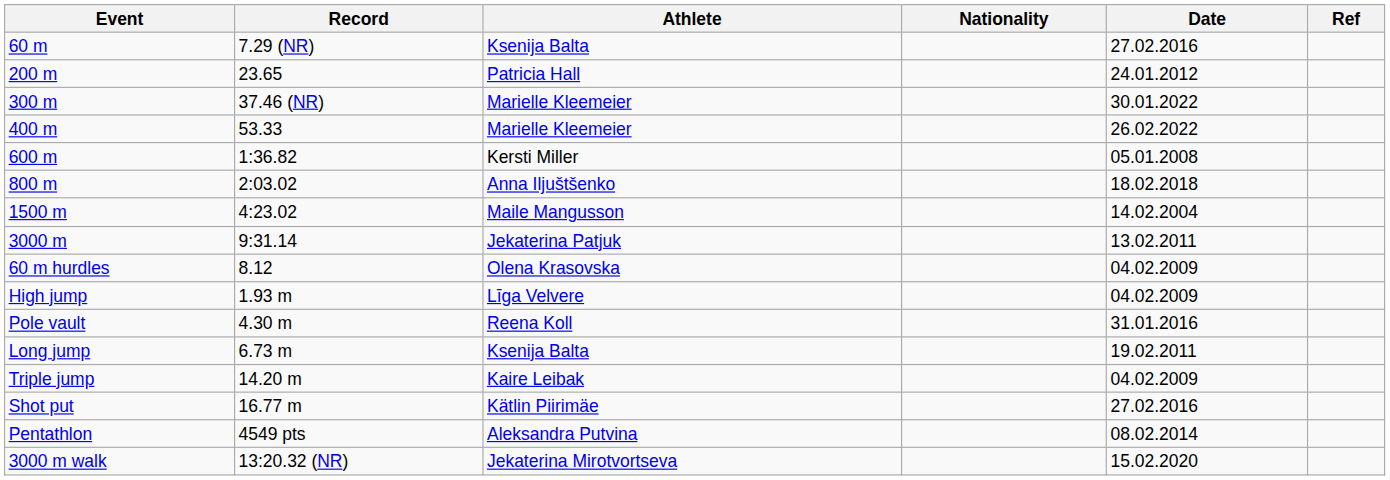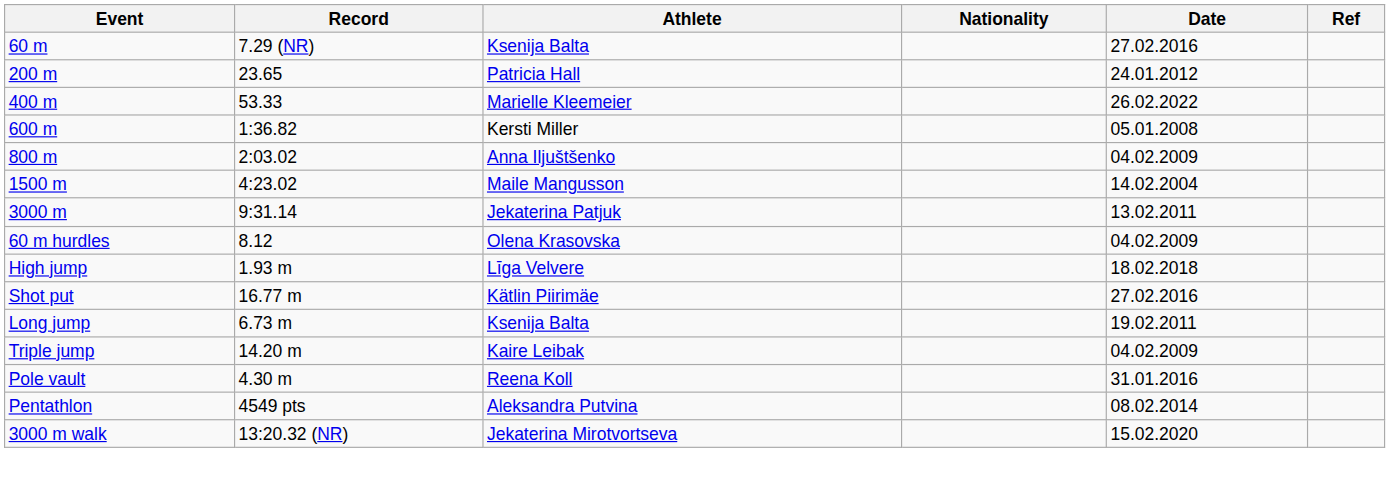- row: (33, 102)
(1154, 185) 18.02.2018 -> (1154, 157) 04.02.2009
(1154, 295) 04.02.2009 -> (1154, 268) 18.02.2018
rows swapped: (47, 323) <-> (41, 406)
